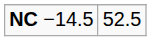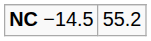(122, 20) 52.5 -> (122, 20) 55.2
